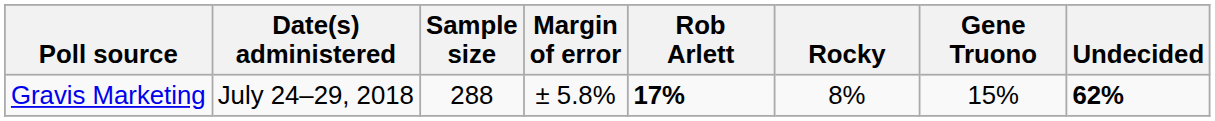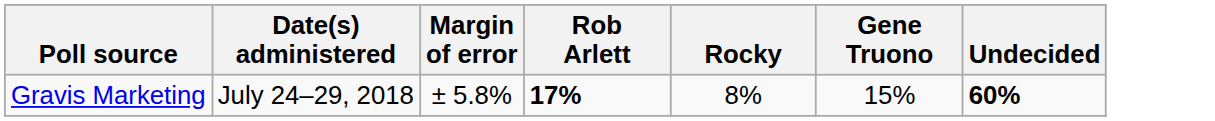- column: (472, 40)
(1098, 95) 62% -> (995, 95) 60%
